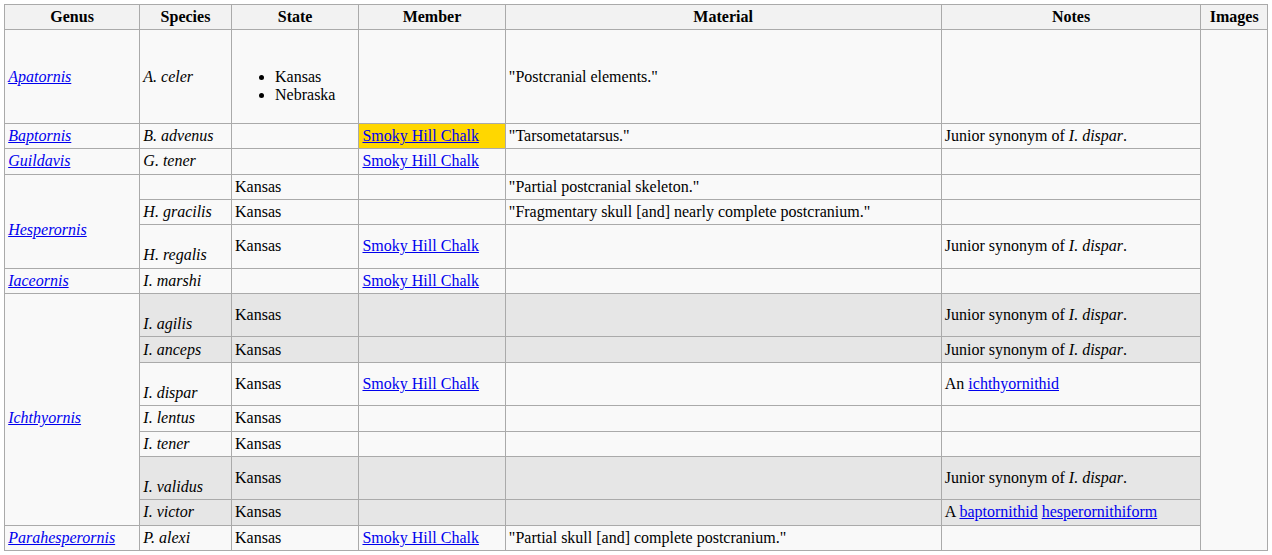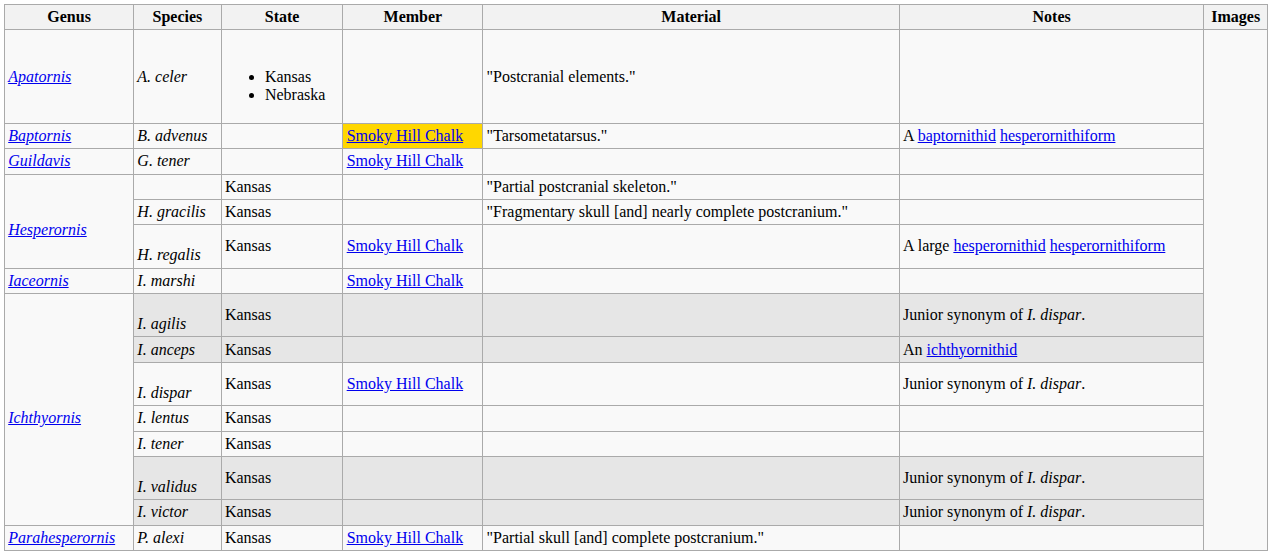(1036, 135) Junior synonym of I. dispar. -> (1009, 135) A baptornithid hesperornithiform
(1036, 246) Junior synonym of I. dispar. -> (1034, 246) A large hesperornithid hesperornithiform
(1036, 349) Junior synonym of I. dispar. -> (960, 349) An ichthyornithid
(1002, 383) An ichthyornithid -> (994, 383) Junior synonym of I. dispar.
(1051, 512) A baptornithid hesperornithiform -> (994, 512) Junior synonym of I. dispar.
